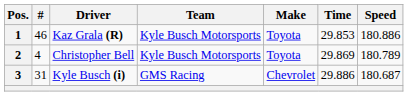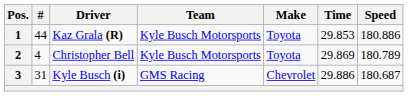(41, 35) 46 -> (41, 35) 44
